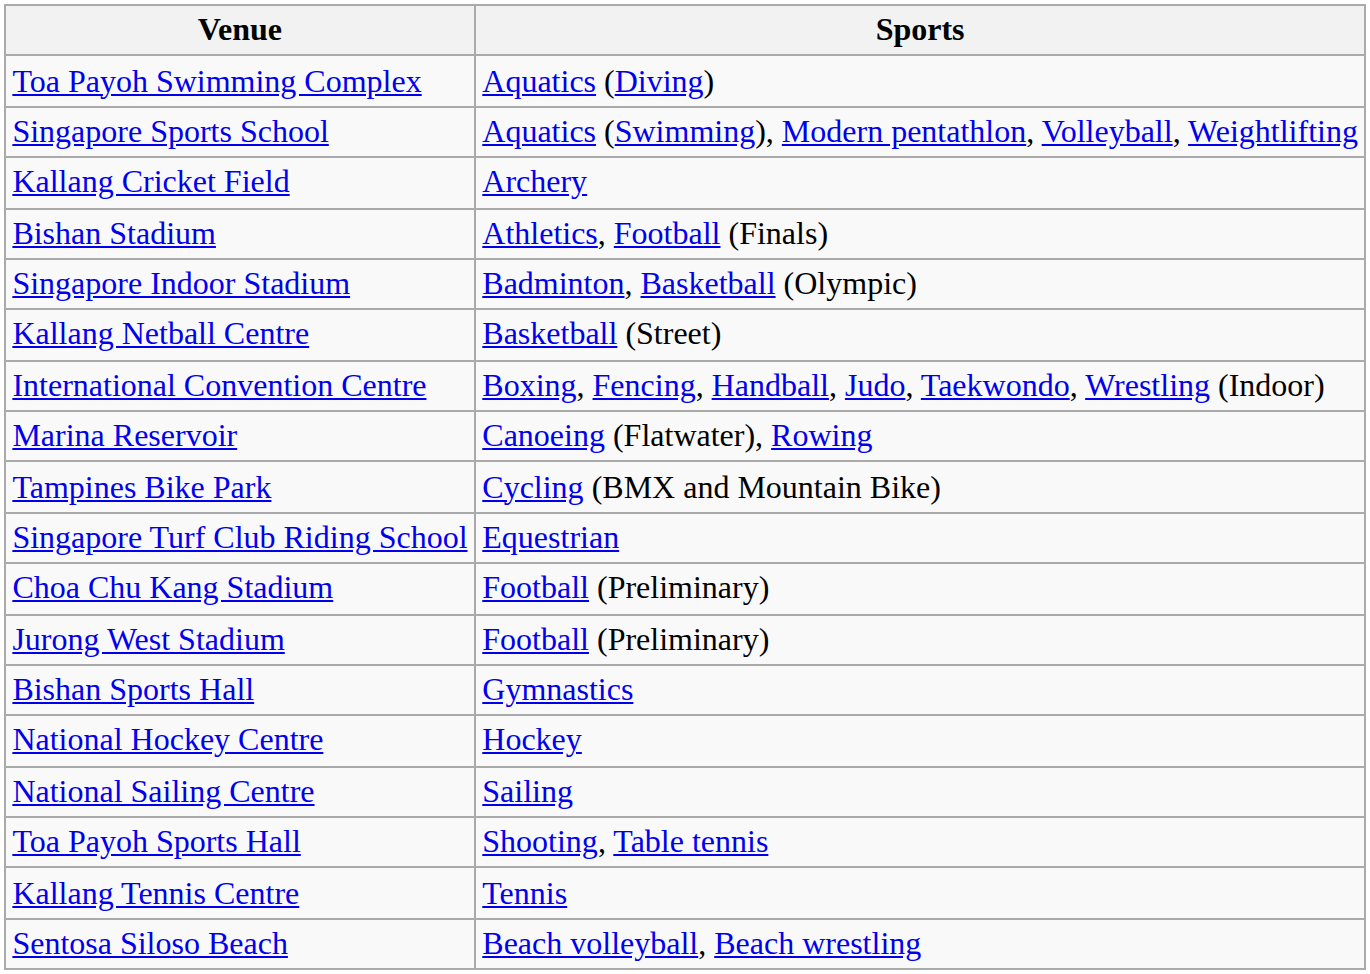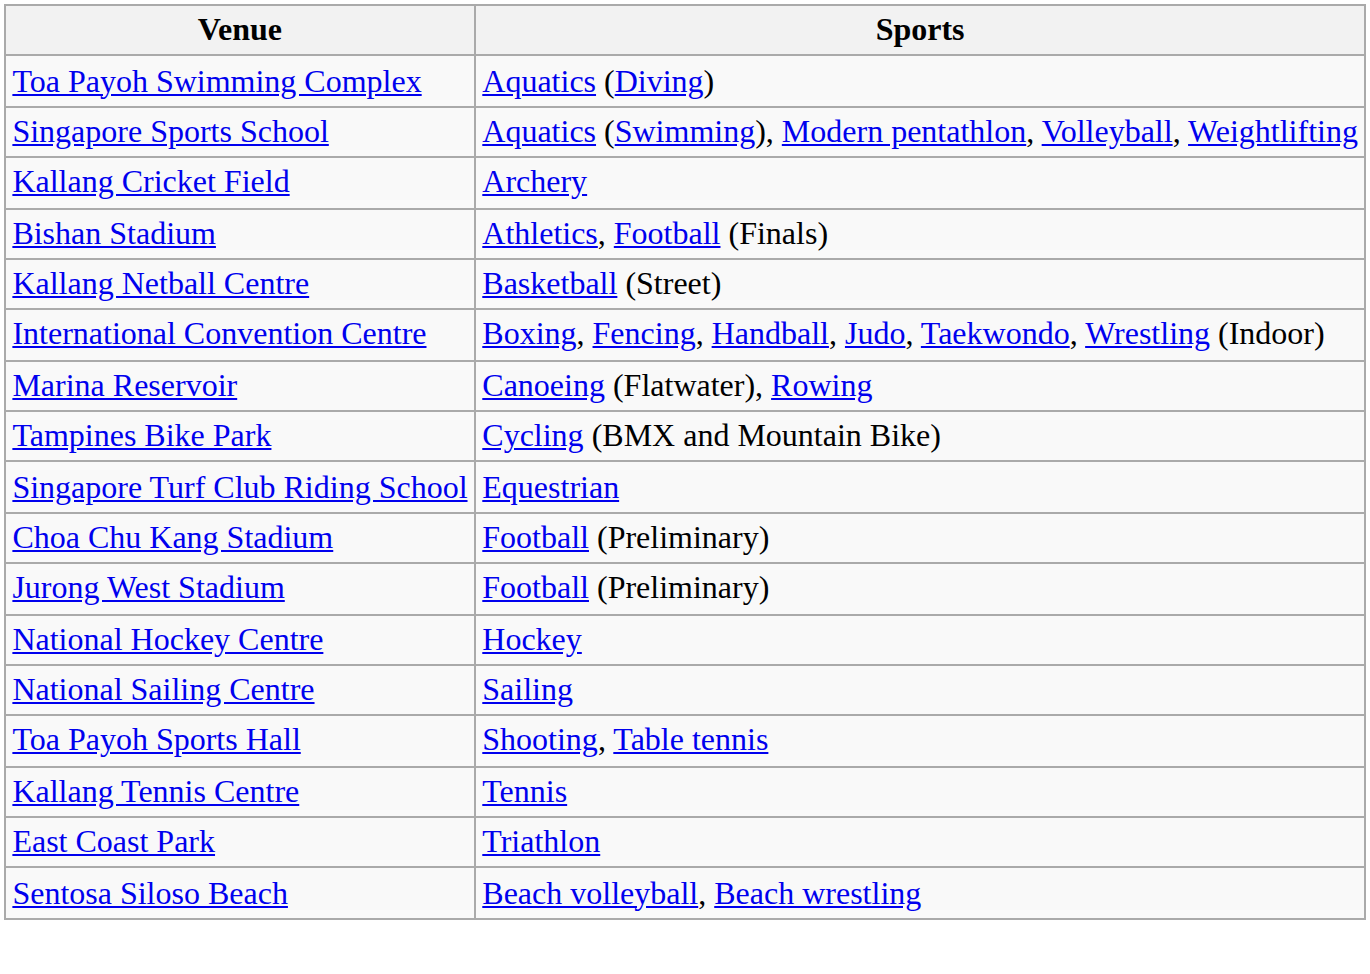- row: (181, 283)
- row: (133, 689)
+ row: (114, 841)
